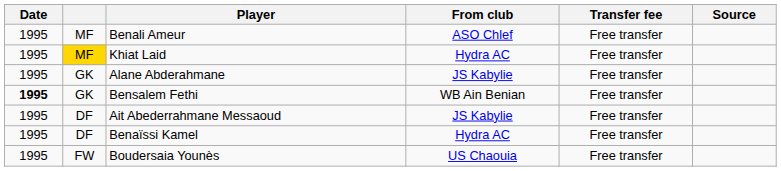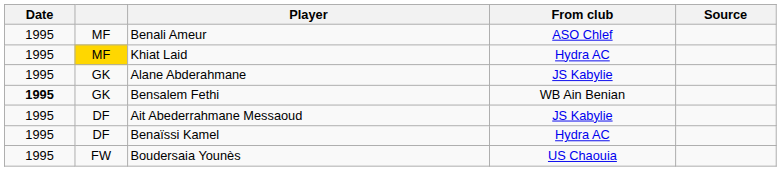- column: (626, 14)
